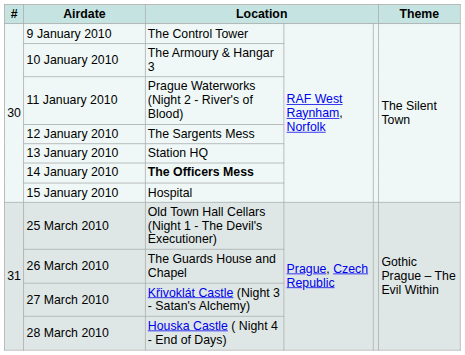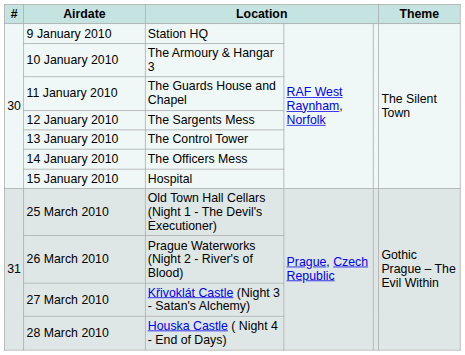(198, 33) The Control Tower -> (178, 33) Station HQ
(202, 100) Prague Waterworks (Night 2 - River's of Blood) -> (212, 93) The Guards House and Chapel
(178, 153) Station HQ -> (198, 139) The Control Tower
(201, 173) bold -> (198, 159) normal
(212, 266) The Guards House and Chapel -> (202, 259) Prague Waterworks (Night 2 - River's of Blood)
